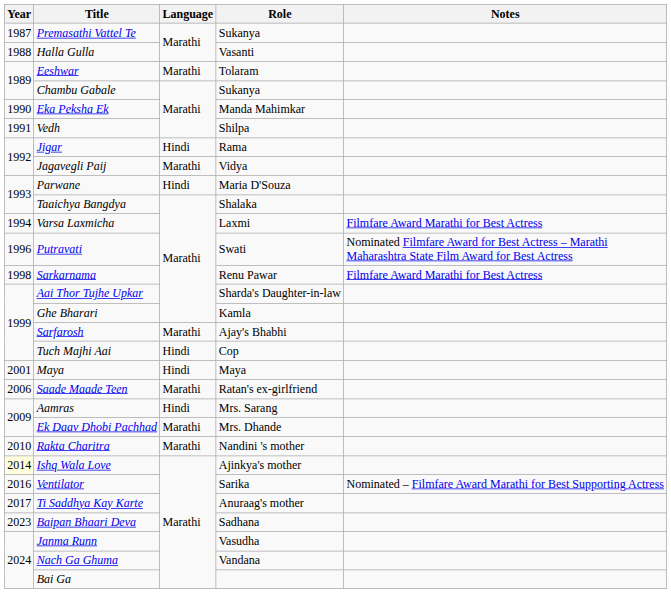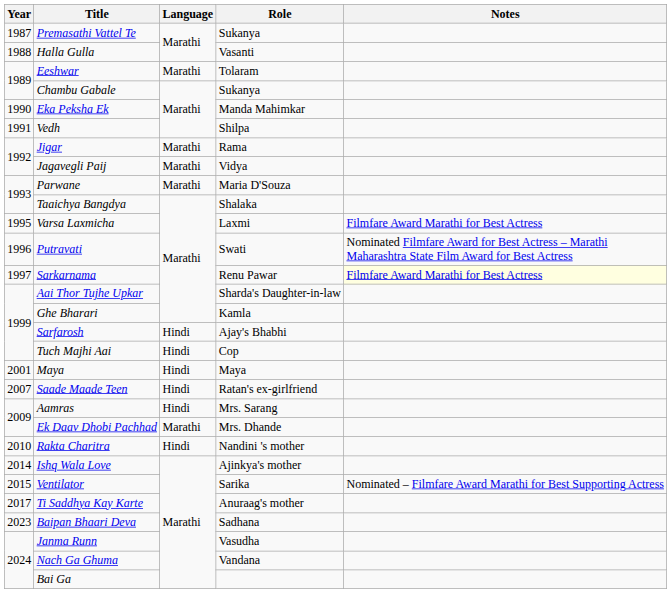(176, 147) Hindi -> (182, 147) Marathi
(176, 185) Hindi -> (182, 185) Marathi
(19, 223) 1994 -> (19, 223) 1995
(19, 274) 1998 -> (19, 274) 1997
(444, 274) no background -> (444, 274) lightyellow background
(182, 332) Marathi -> (176, 332) Hindi
(19, 389) 2006 -> (19, 389) 2007
(182, 389) Marathi -> (176, 389) Hindi
(182, 446) Marathi -> (176, 446) Hindi
(19, 465) lightyellow background -> (19, 465) no background
(19, 484) 2016 -> (19, 484) 2015
